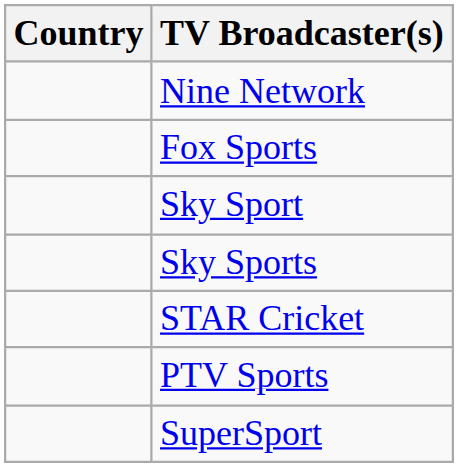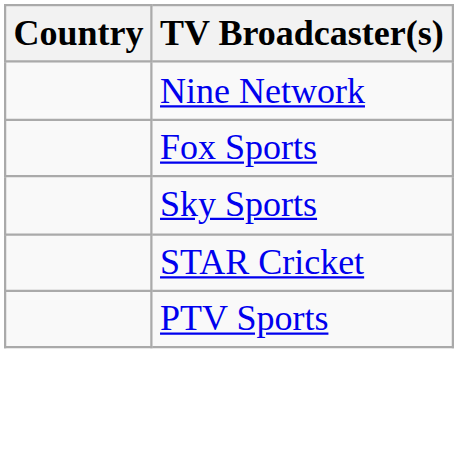- row: (232, 204)
- row: (241, 432)
